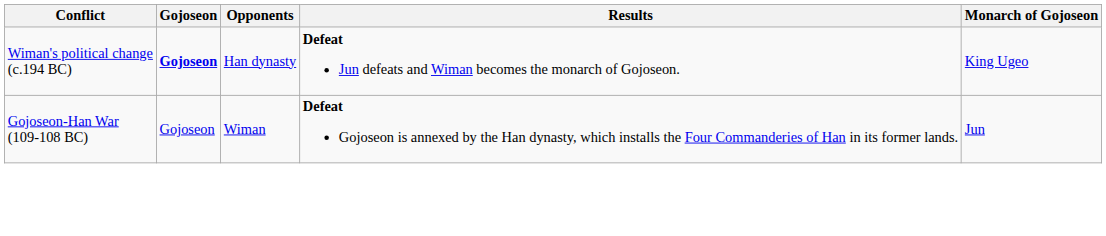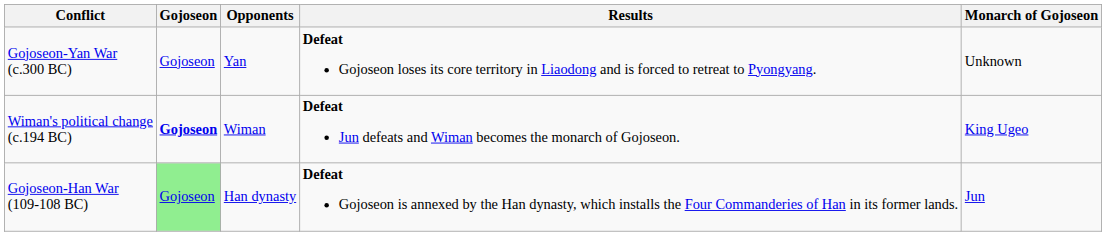+ row: (63, 61)
(260, 61) Han dynasty -> (245, 129) Wiman
(187, 129) no background -> (187, 196) lightgreen background
(245, 129) Wiman -> (260, 196) Han dynasty
